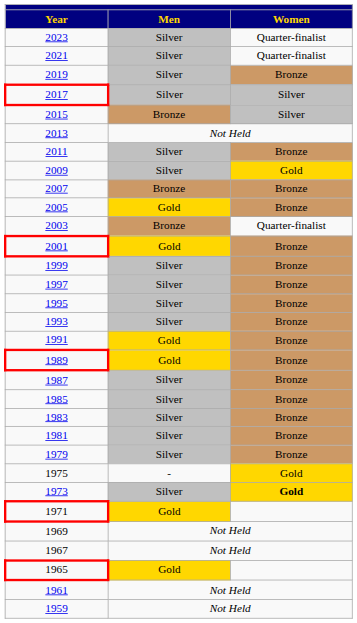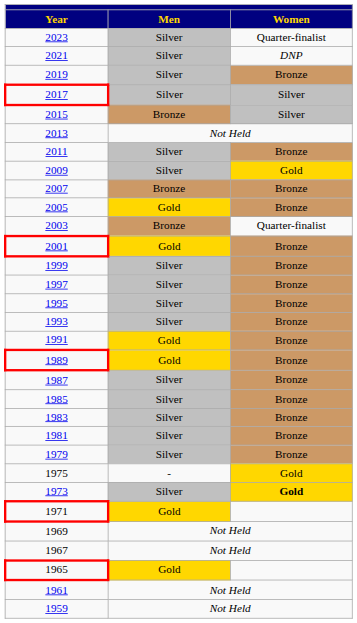(291, 56) Quarter-finalist -> (291, 56) DNP
